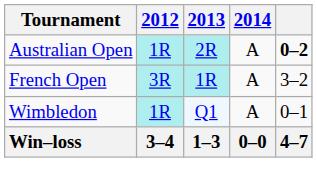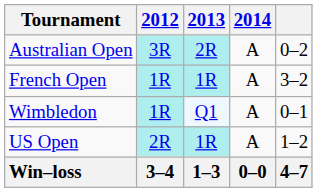(160, 49) 1R -> (160, 49) 3R
(294, 49) bold -> (294, 49) normal
(160, 80) 3R -> (160, 80) 1R
+ row: (44, 141)
